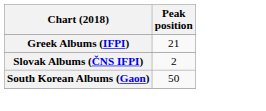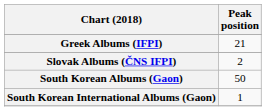+ row: (111, 97)
